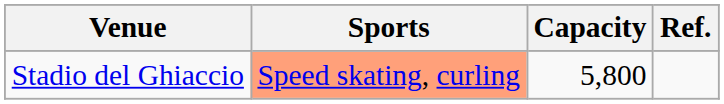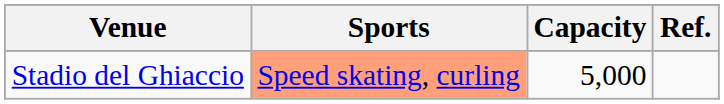(613, 74) 5,800 -> (613, 74) 5,000
